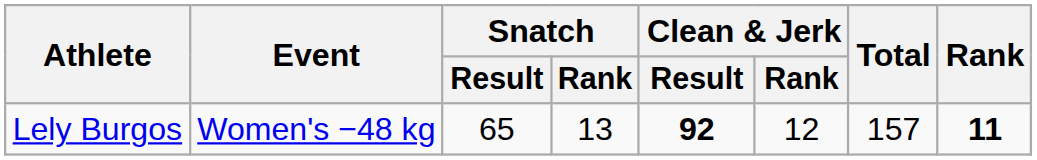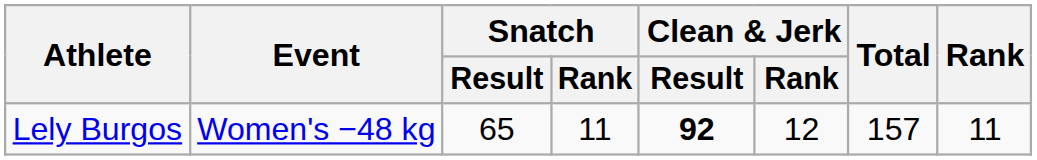(595, 129) 13 -> (595, 129) 11
(985, 129) bold -> (985, 129) normal
